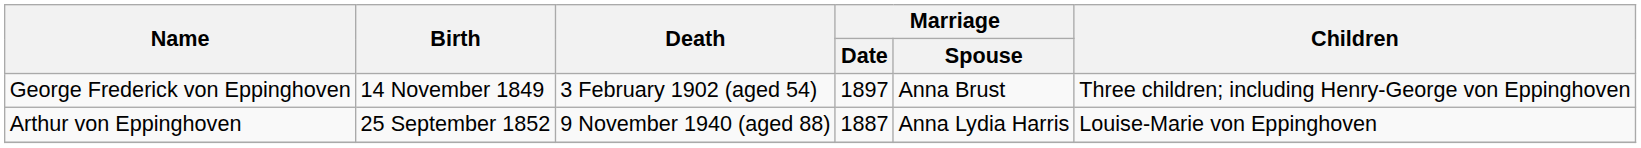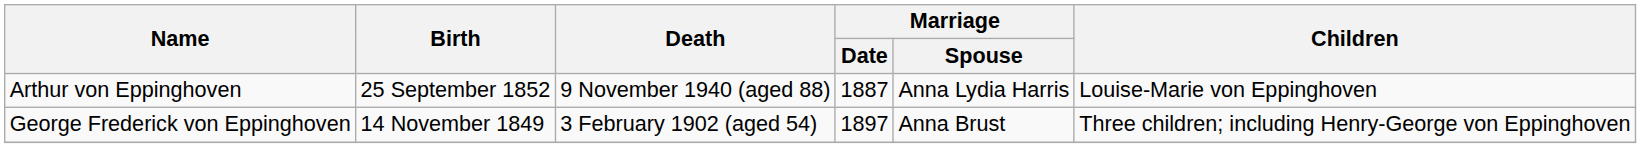rows swapped: (180, 90) <-> (126, 124)
